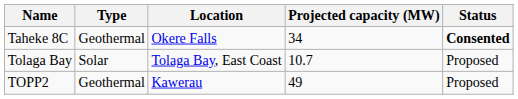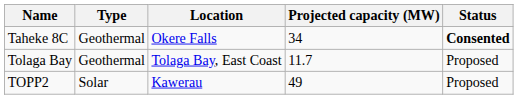(93, 60) Solar -> (112, 60) Geothermal
(301, 60) 10.7 -> (300, 60) 11.7
(112, 82) Geothermal -> (93, 82) Solar
